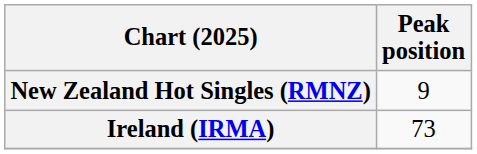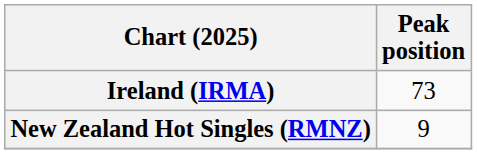rows swapped: (191, 129) <-> (191, 90)
